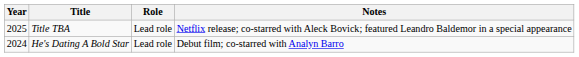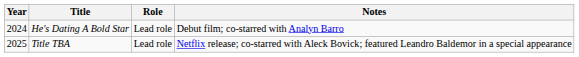rows swapped: (80, 44) <-> (51, 28)
